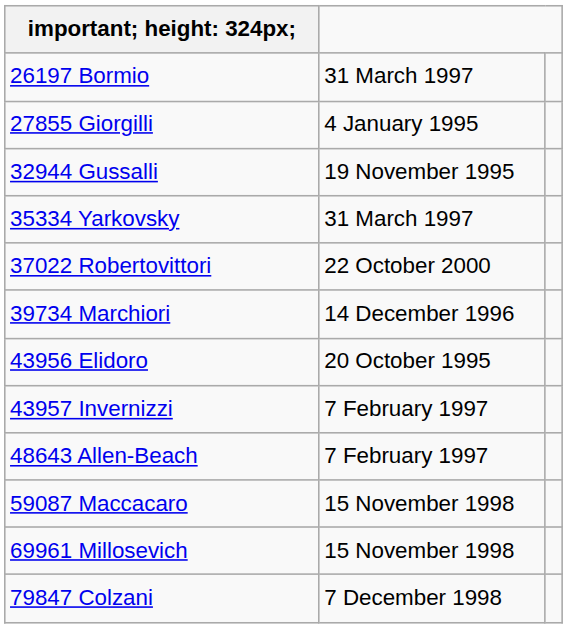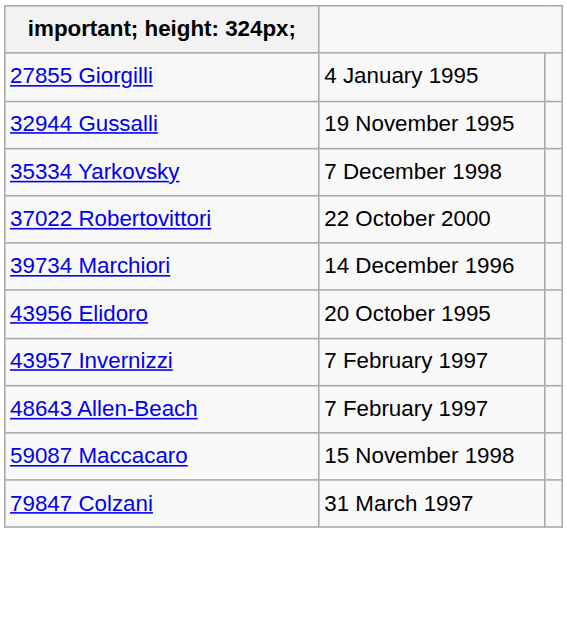- row: (80, 76)
(399, 218) 31 March 1997 -> (413, 171) 7 December 1998
- row: (99, 550)
(413, 597) 7 December 1998 -> (399, 503) 31 March 1997
